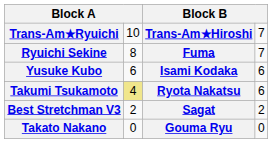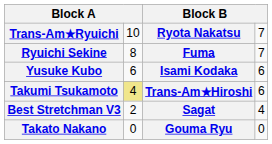(199, 33) Trans-Am★Hiroshi -> (199, 33) Ryota Nakatsu
(199, 90) Ryota Nakatsu -> (199, 91) Trans-Am★Hiroshi
(261, 109) 2 -> (261, 110) 4
